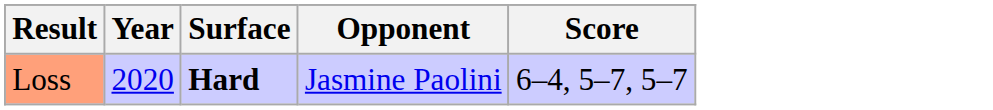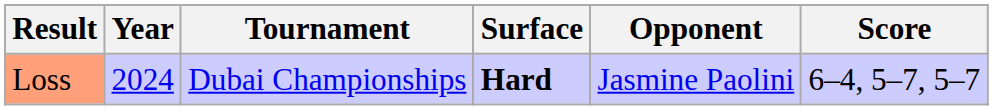+ column: (327, 29)
(143, 78) 2020 -> (143, 78) 2024
